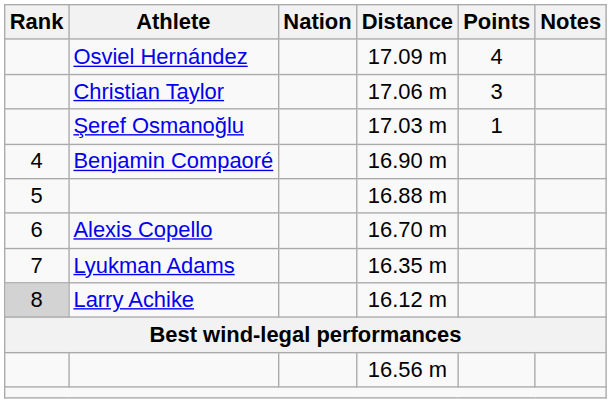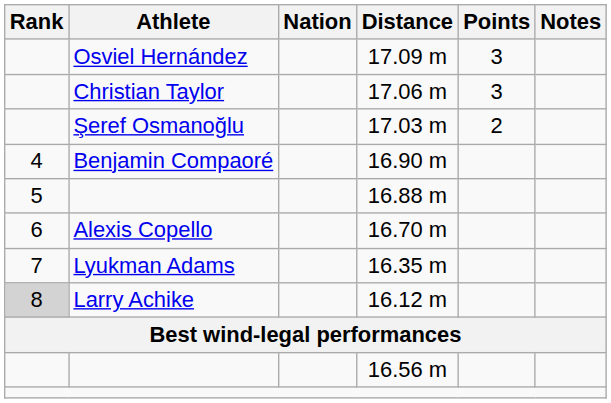(497, 56) 4 -> (497, 56) 3
(497, 126) 1 -> (497, 126) 2
